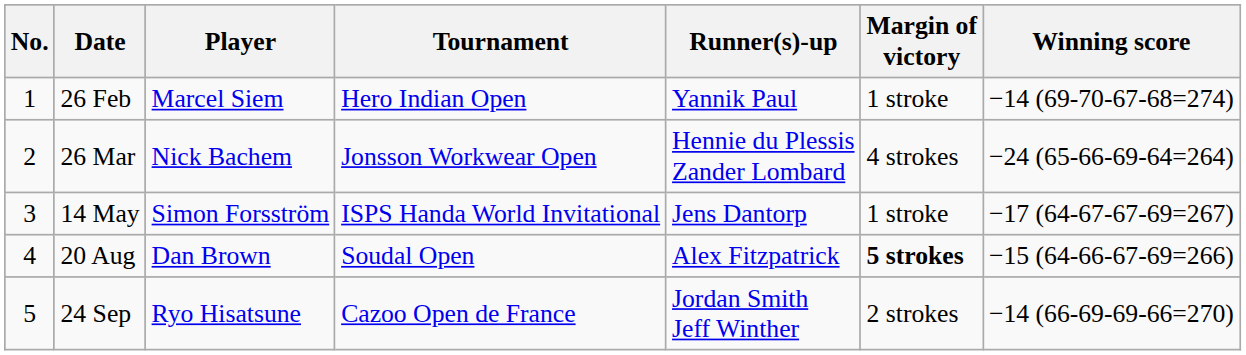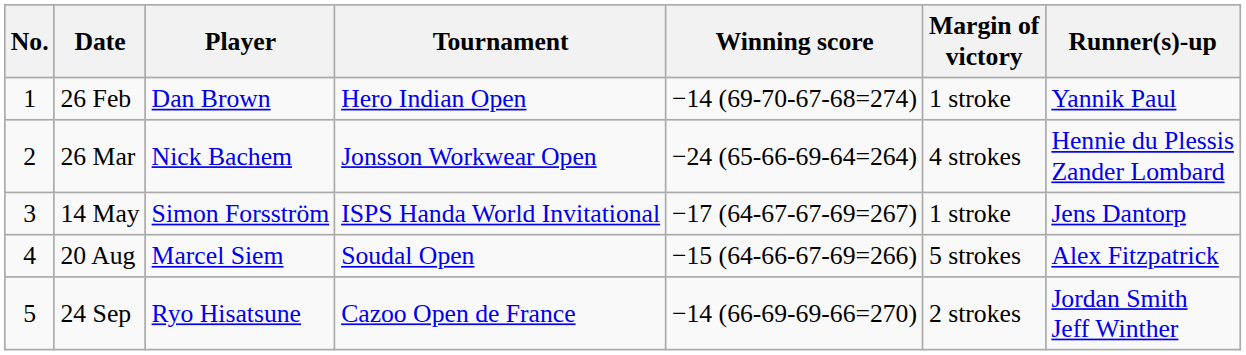columns swapped: (1111, 41) <-> (763, 41)
(218, 98) Marcel Siem -> (211, 98) Dan Brown
(211, 256) Dan Brown -> (218, 256) Marcel Siem
(915, 256) bold -> (975, 256) normal
